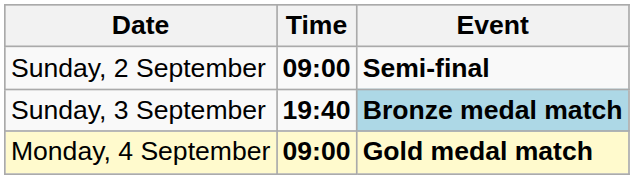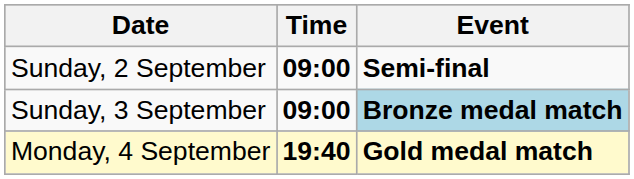(317, 109) 19:40 -> (317, 109) 09:00
(317, 151) 09:00 -> (317, 151) 19:40
